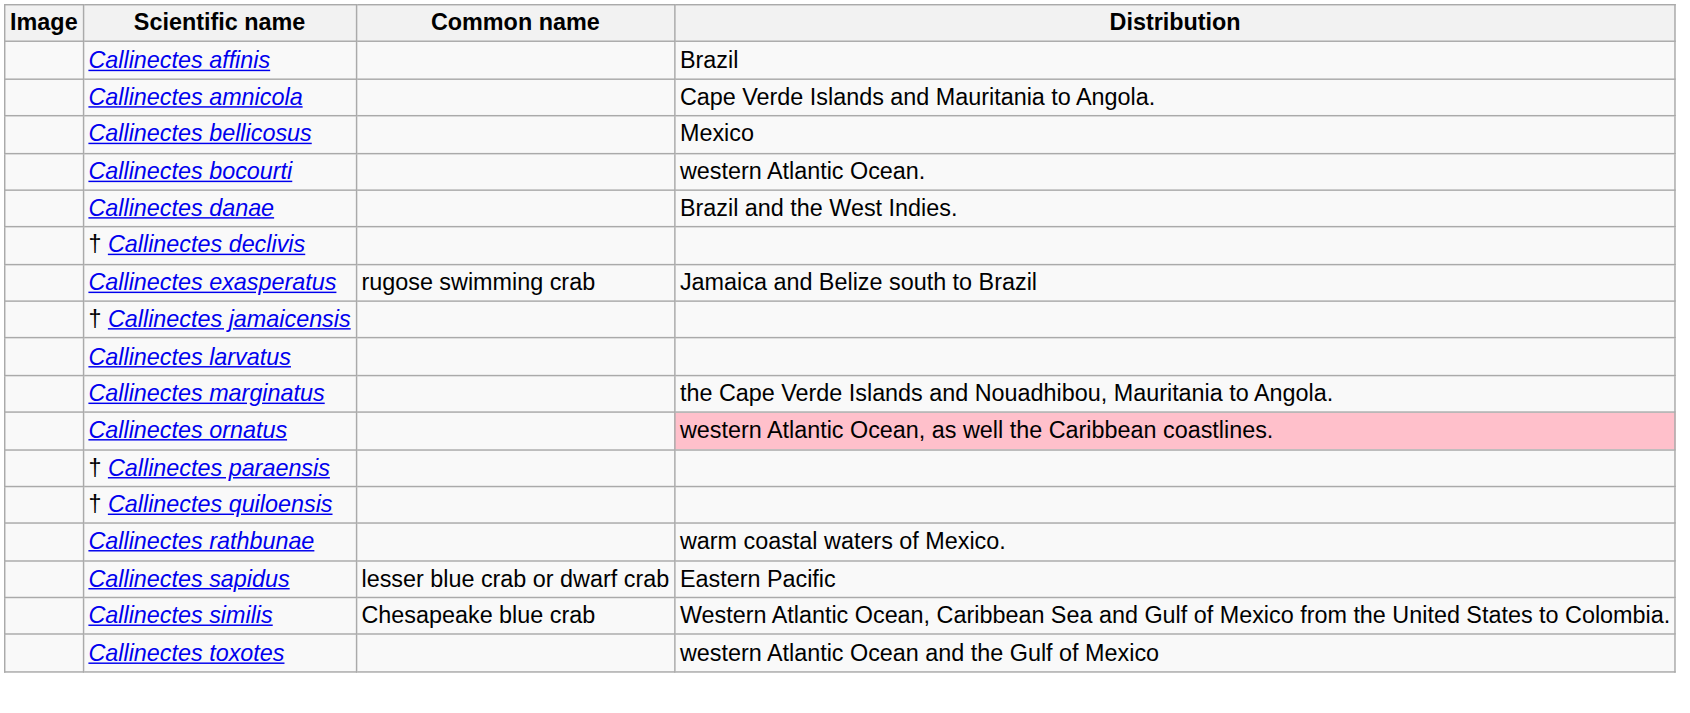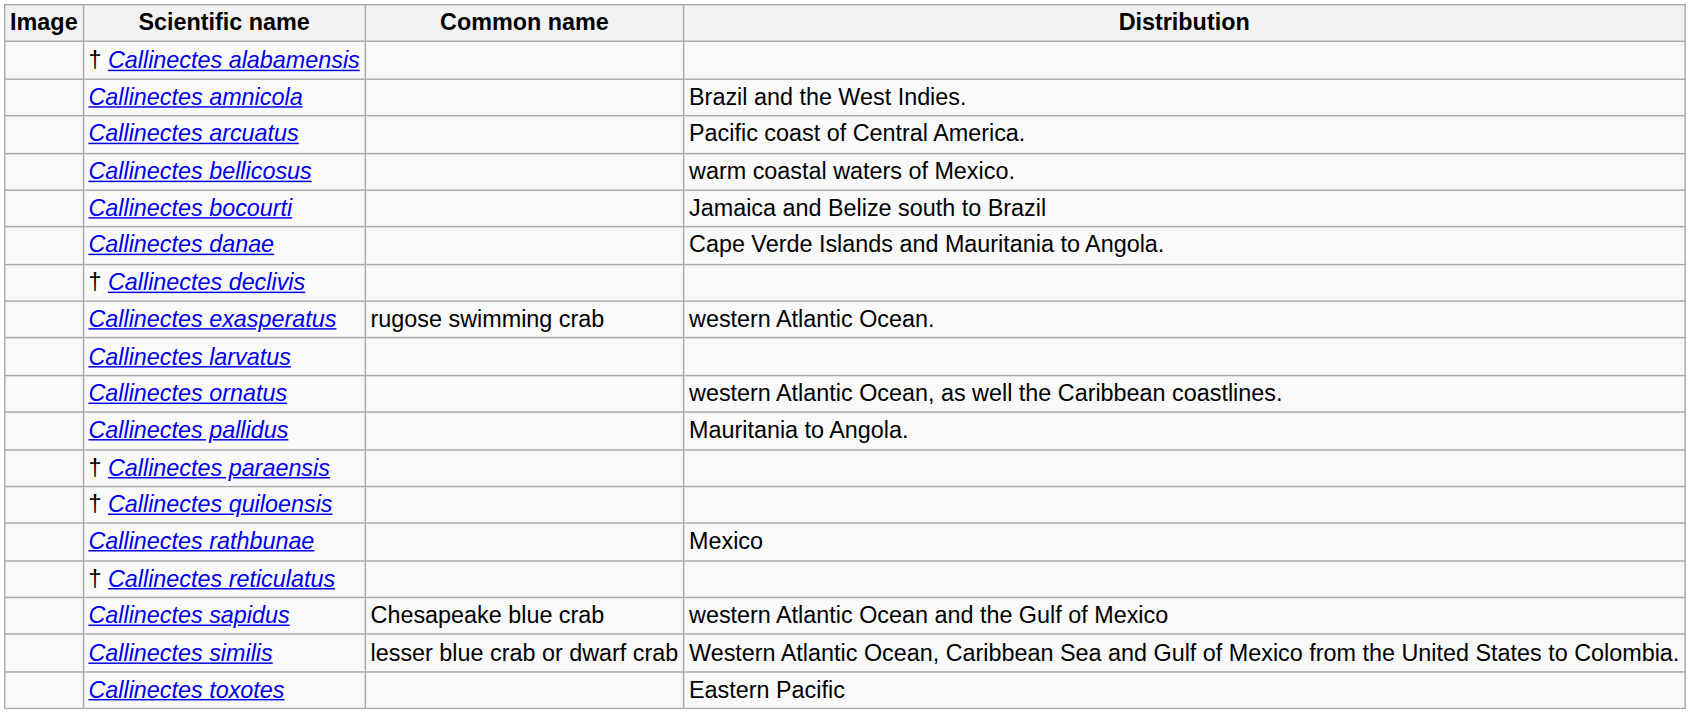- row: (179, 60)
+ row: (224, 60)
(918, 97) Cape Verde Islands and Mauritania to Angola. -> (828, 97) Brazil and the West Indies.
+ row: (194, 134)
(717, 134) Mexico -> (852, 171) warm coastal waters of Mexico.
(803, 171) western Atlantic Ocean. -> (868, 208) Jamaica and Belize south to Brazil
(819, 208) Brazil and the West Indies. -> (927, 245) Cape Verde Islands and Mauritania to Angola.
(858, 282) Jamaica and Belize south to Brazil -> (812, 319) western Atlantic Ocean.
- row: (220, 319)
- row: (207, 393)
(977, 430) pink background -> (986, 393) no background
+ row: (188, 430)
(843, 541) warm coastal waters of Mexico. -> (726, 541) Mexico
+ row: (212, 578)
(515, 578) lesser blue crab or dwarf crab -> (487, 615) Chesapeake blue crab
(758, 578) Eastern Pacific -> (929, 615) western Atlantic Ocean and the Gulf of Mexico
(478, 615) Chesapeake blue crab -> (524, 652) lesser blue crab or dwarf crab
(919, 652) western Atlantic Ocean and the Gulf of Mexico -> (767, 689) Eastern Pacific
